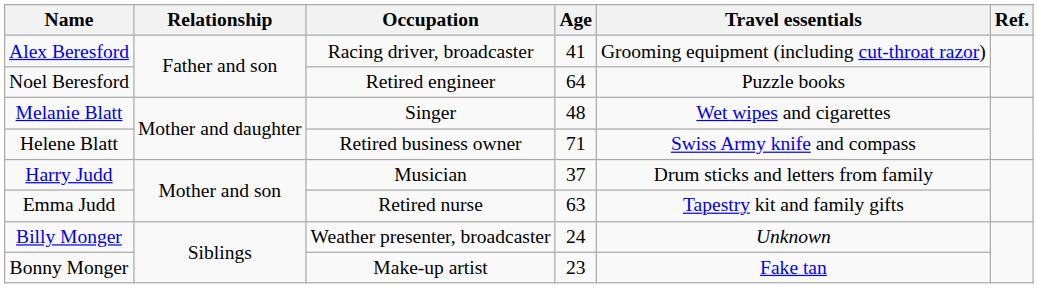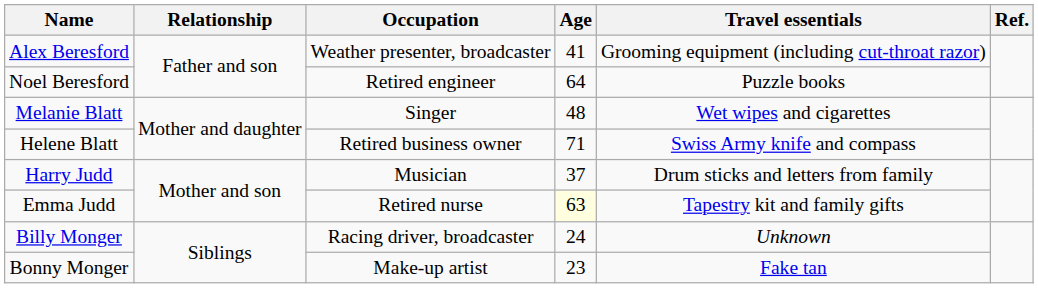(431, 50) Racing driver, broadcaster -> (431, 50) Weather presenter, broadcaster
(576, 205) no background -> (576, 205) lightyellow background
(431, 236) Weather presenter, broadcaster -> (431, 236) Racing driver, broadcaster
